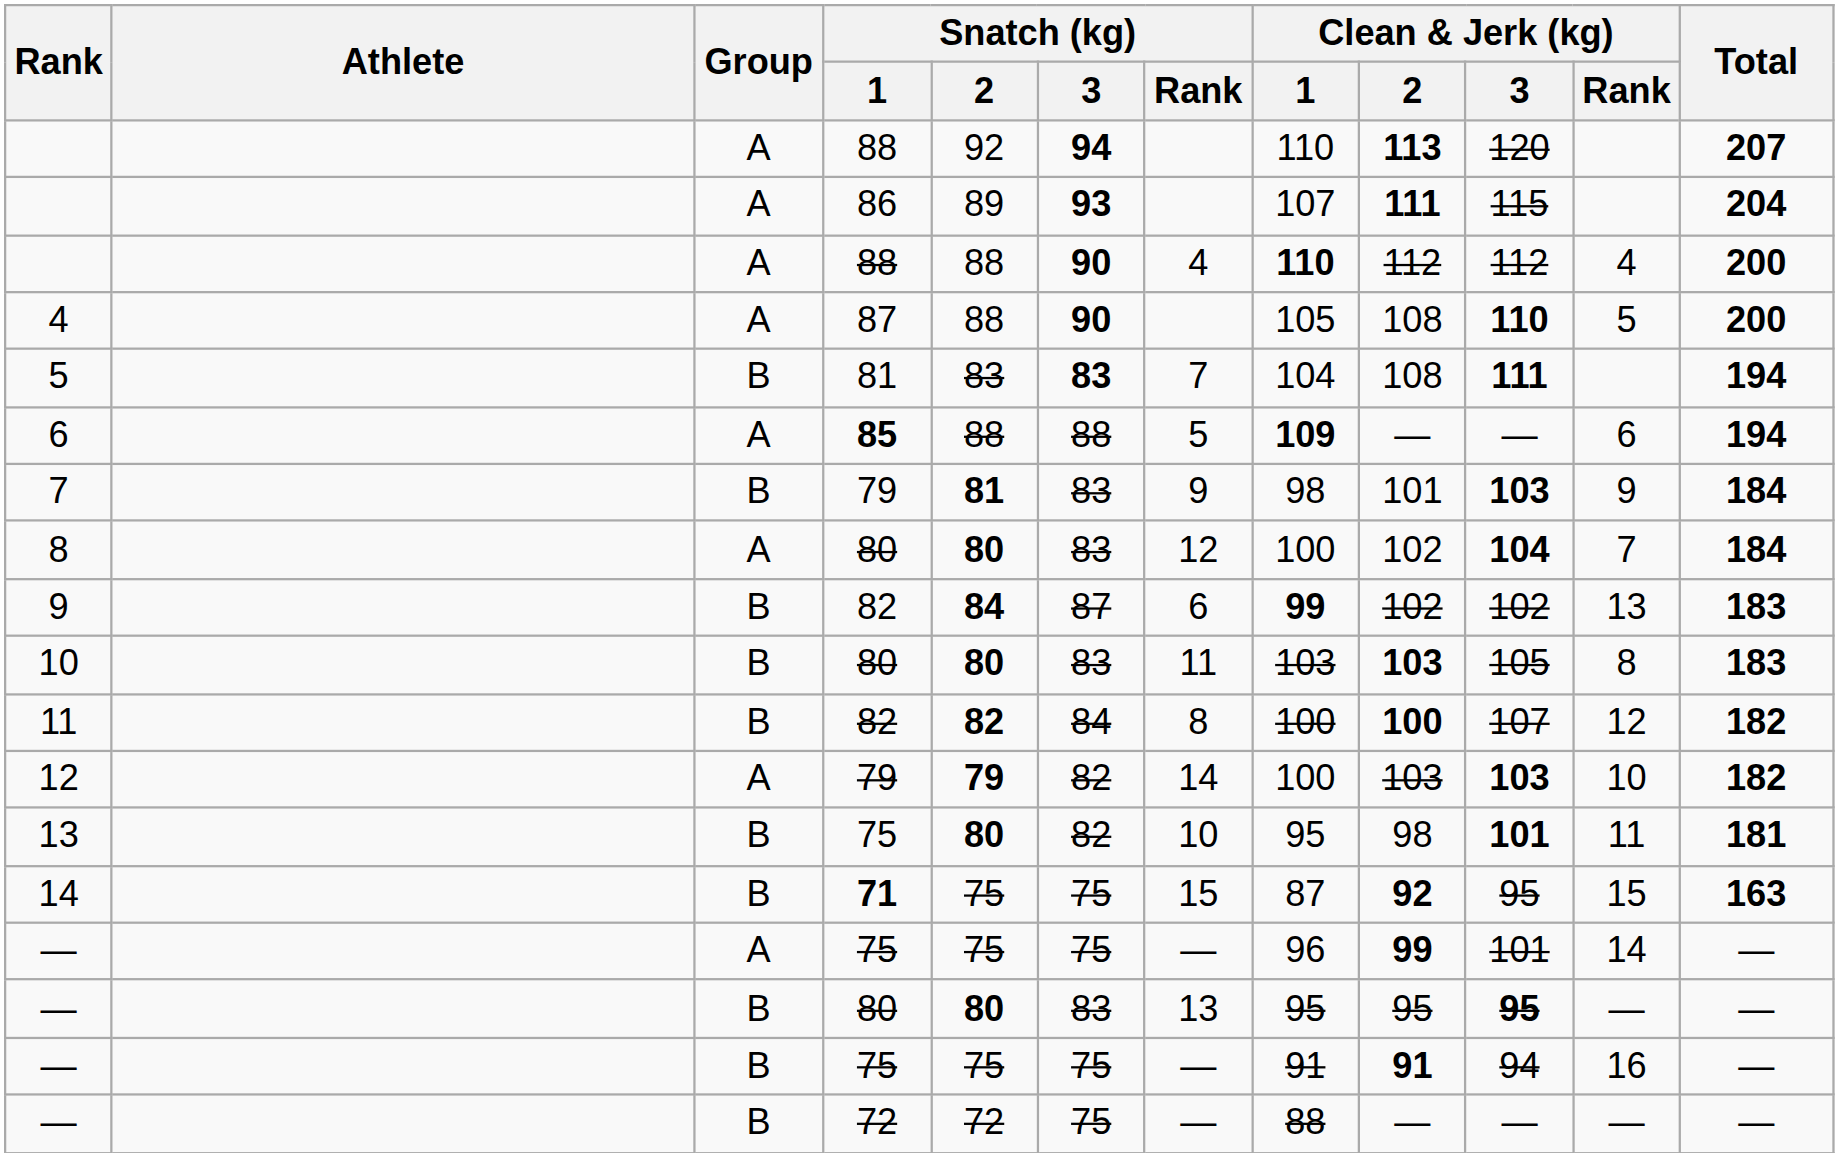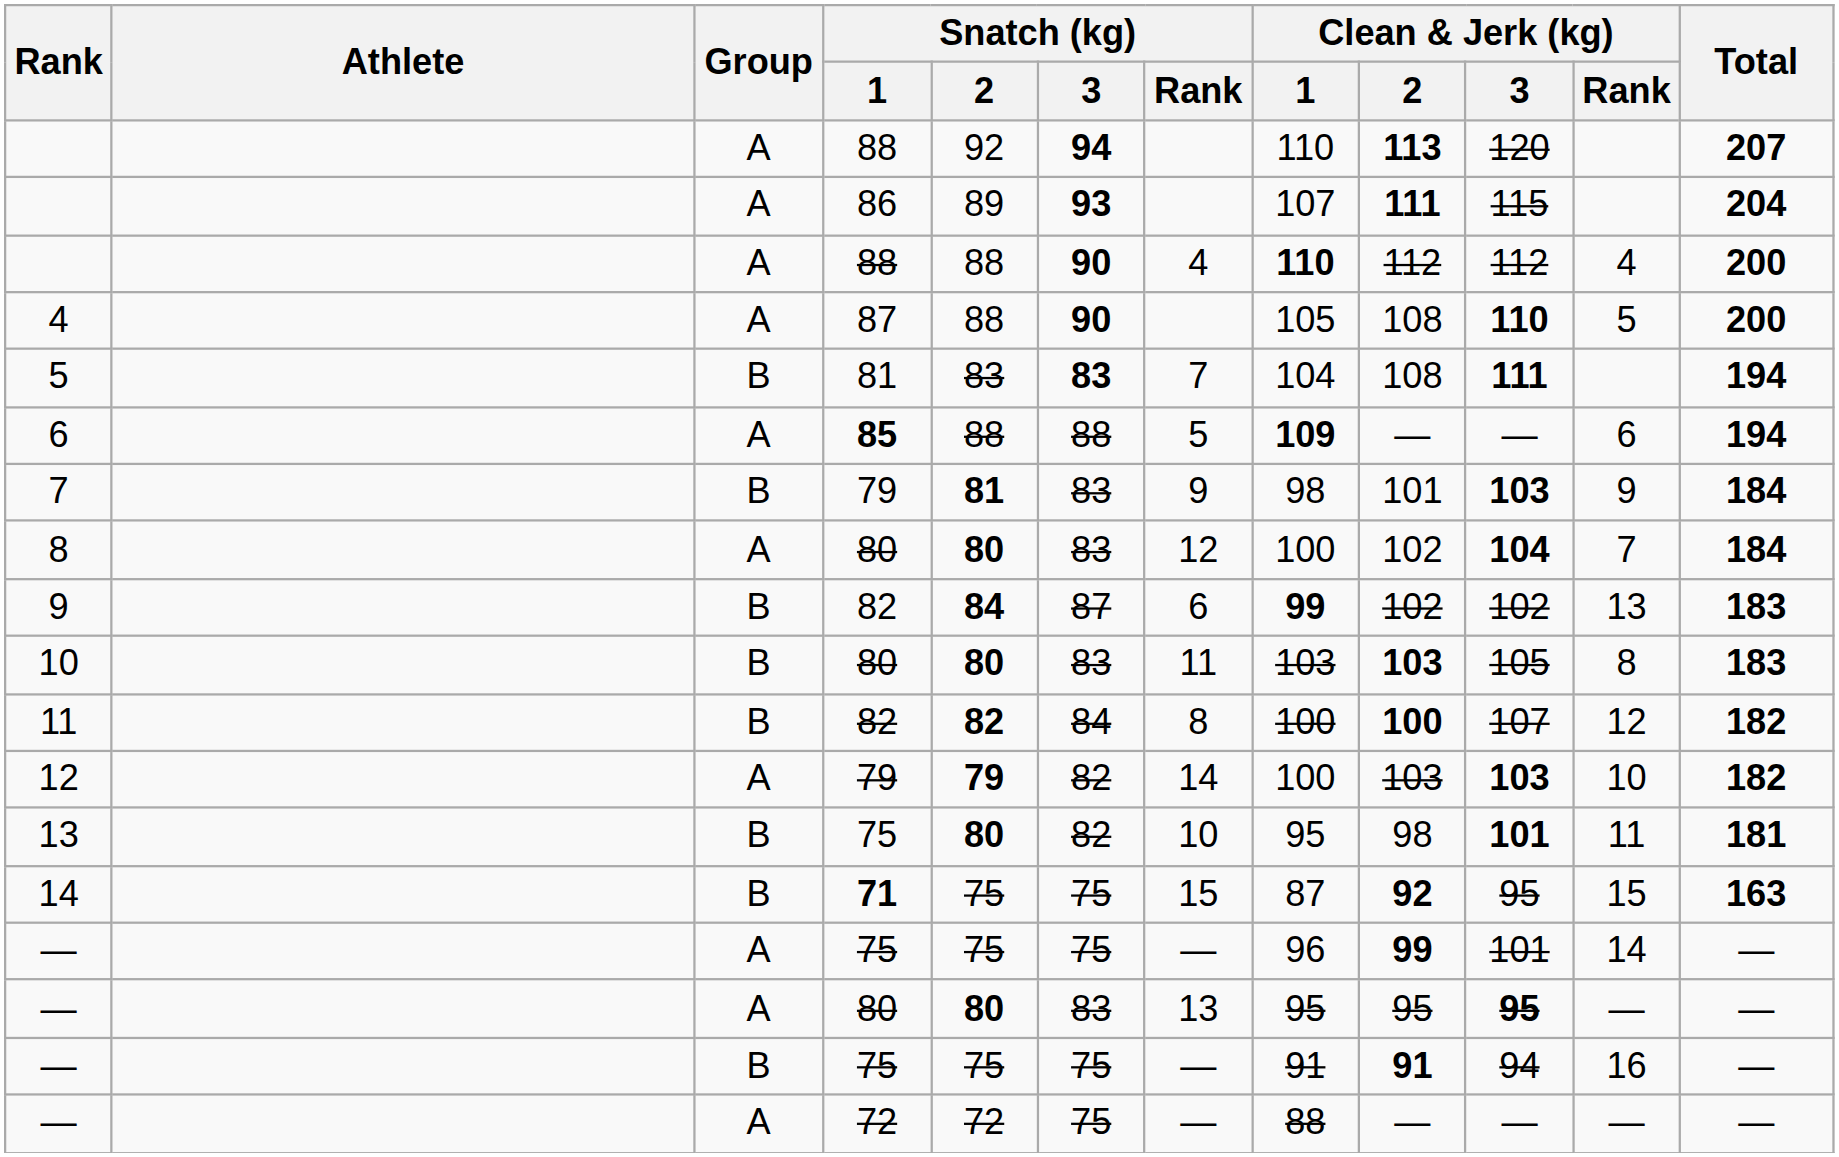(759, 1008) B -> (759, 1008) A
(759, 1122) B -> (759, 1122) A
